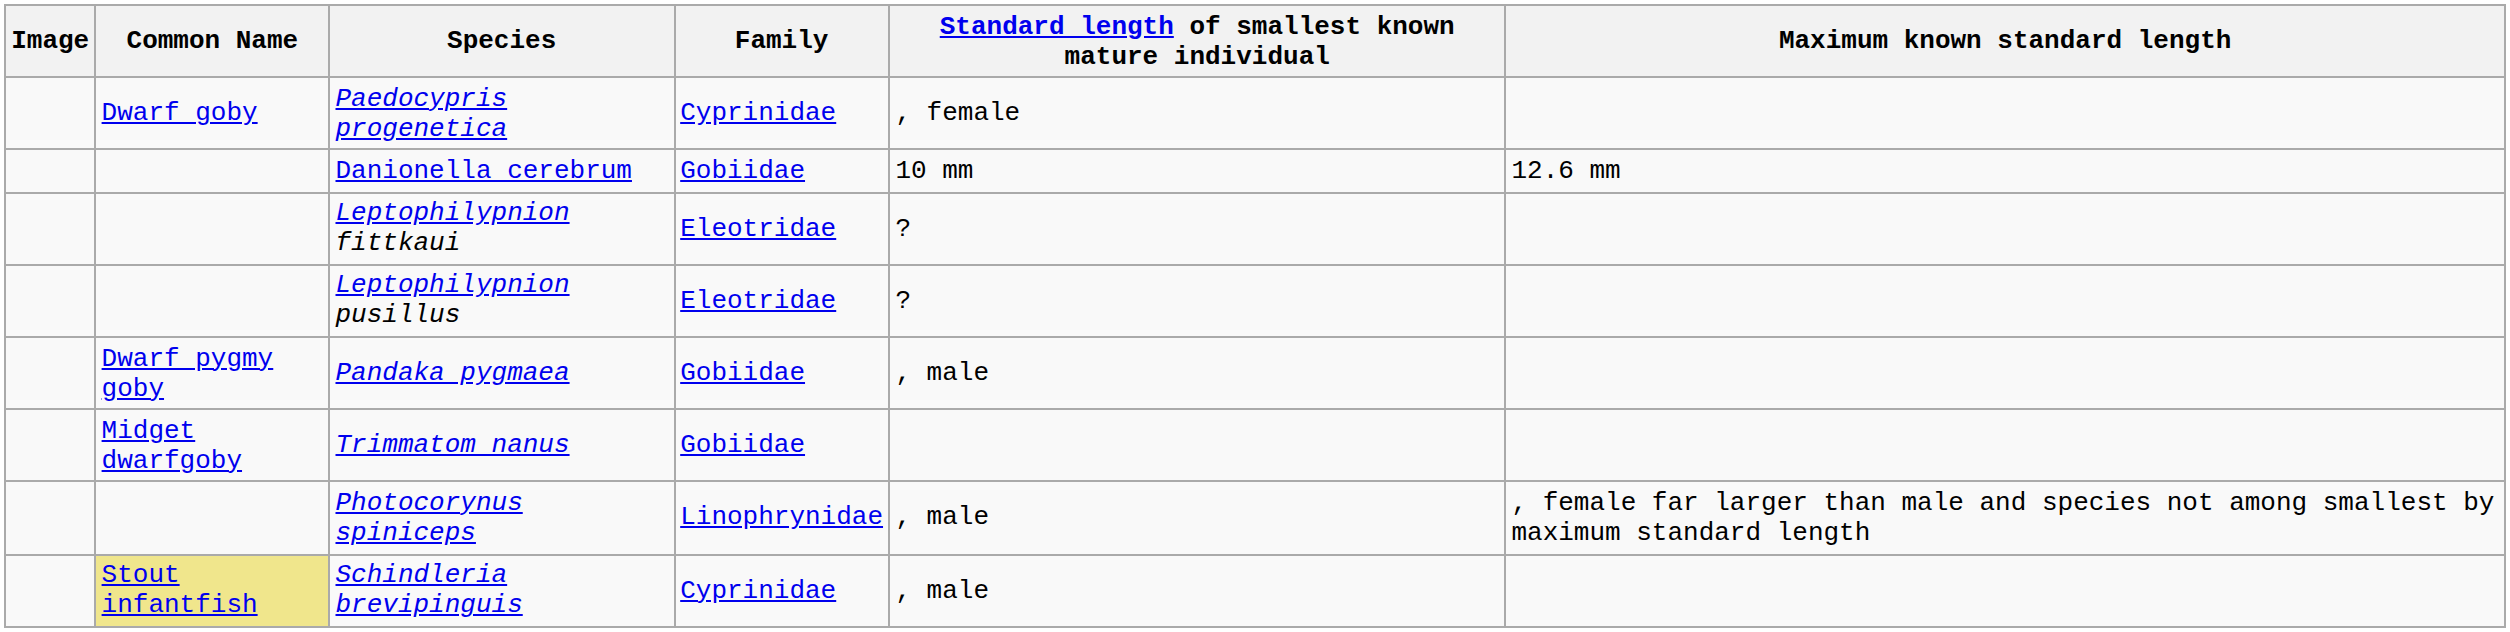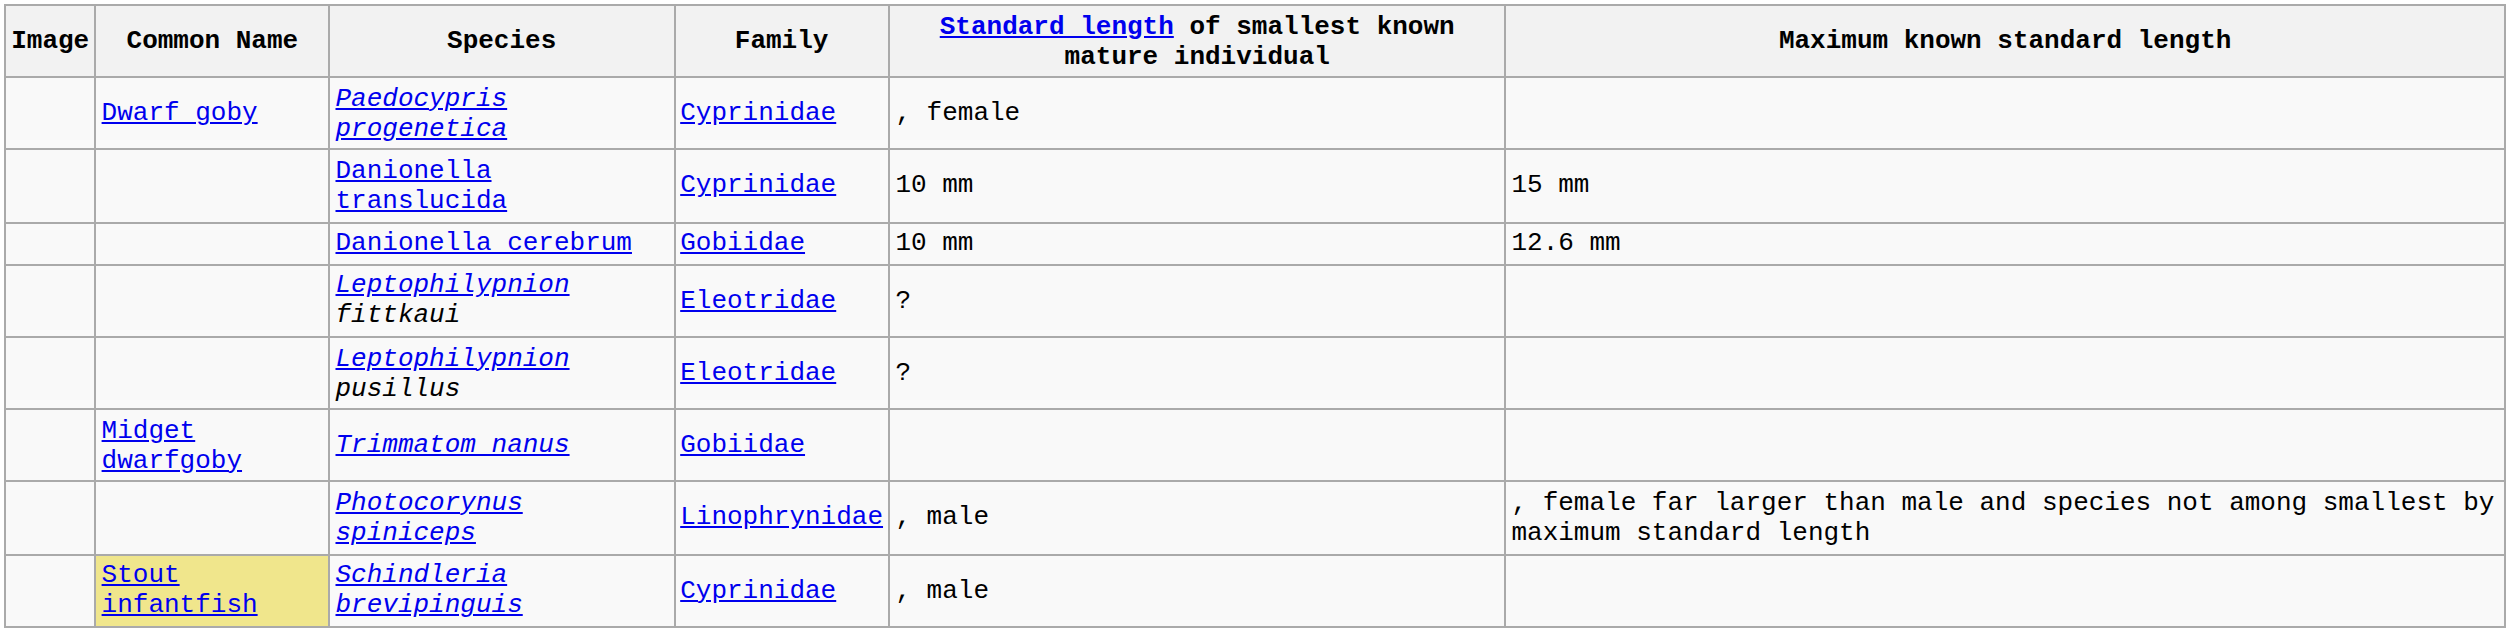+ row: (421, 186)
- row: (453, 373)
